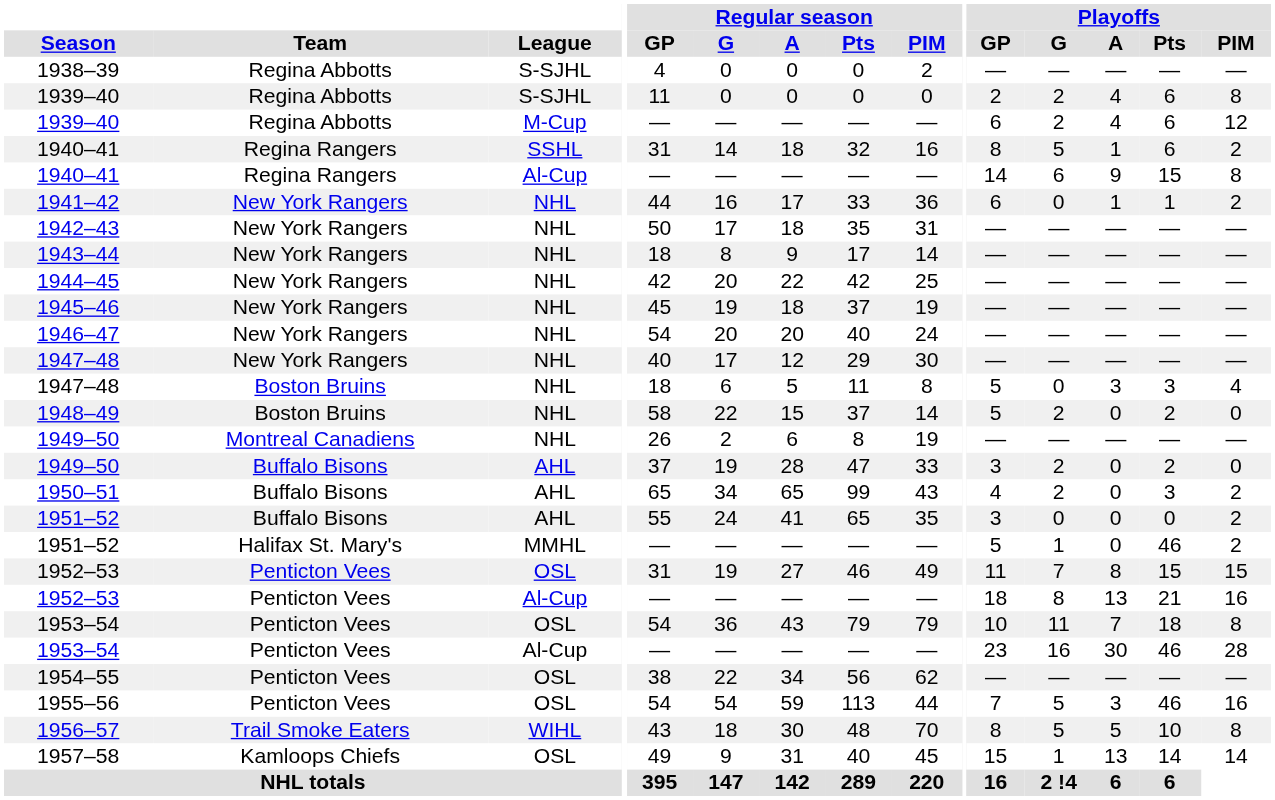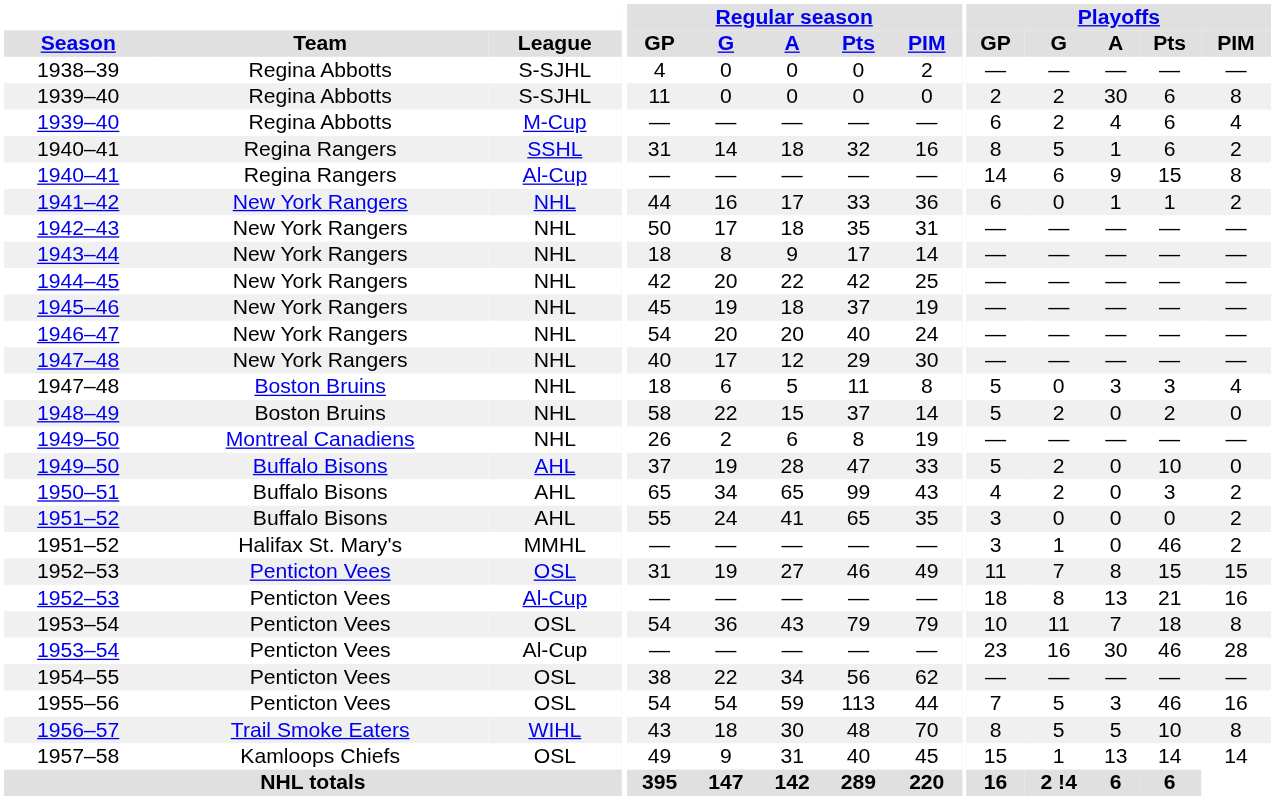(1116, 96) 4 -> (1116, 96) 30
(1236, 122) 12 -> (1236, 122) 4
(996, 465) 3 -> (996, 465) 5
(1170, 465) 2 -> (1170, 465) 10
(996, 545) 5 -> (996, 545) 3
